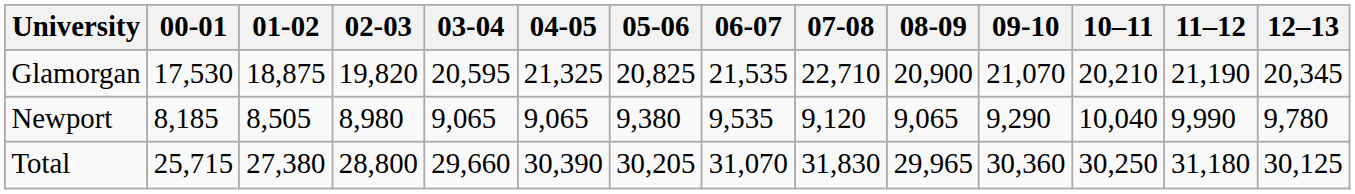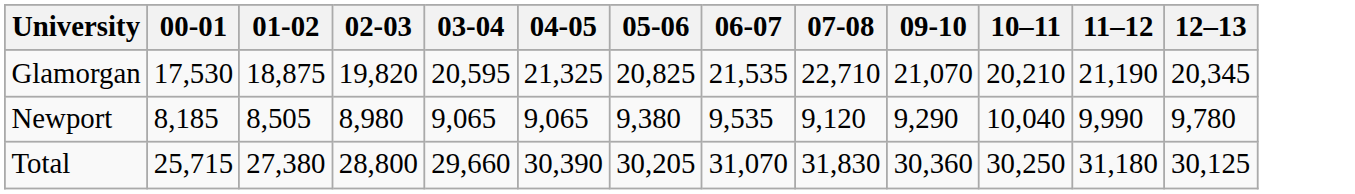- column: (933, 27)
